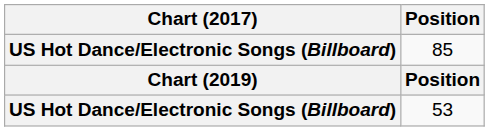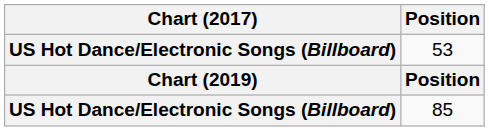rows swapped: (443, 110) <-> (443, 49)
